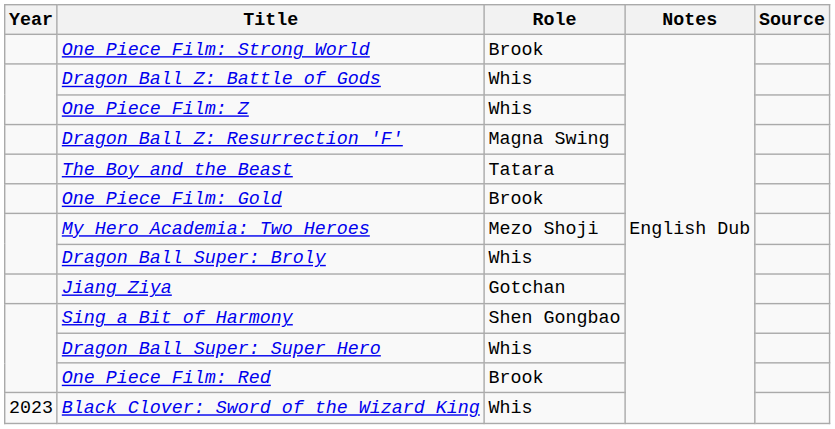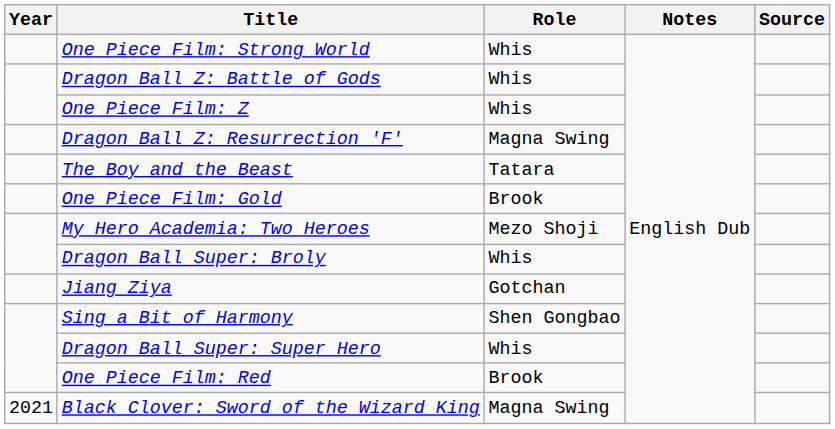(516, 50) Brook -> (511, 50) Whis
(31, 408) 2023 -> (31, 408) 2021
(511, 408) Whis -> (549, 408) Magna Swing
